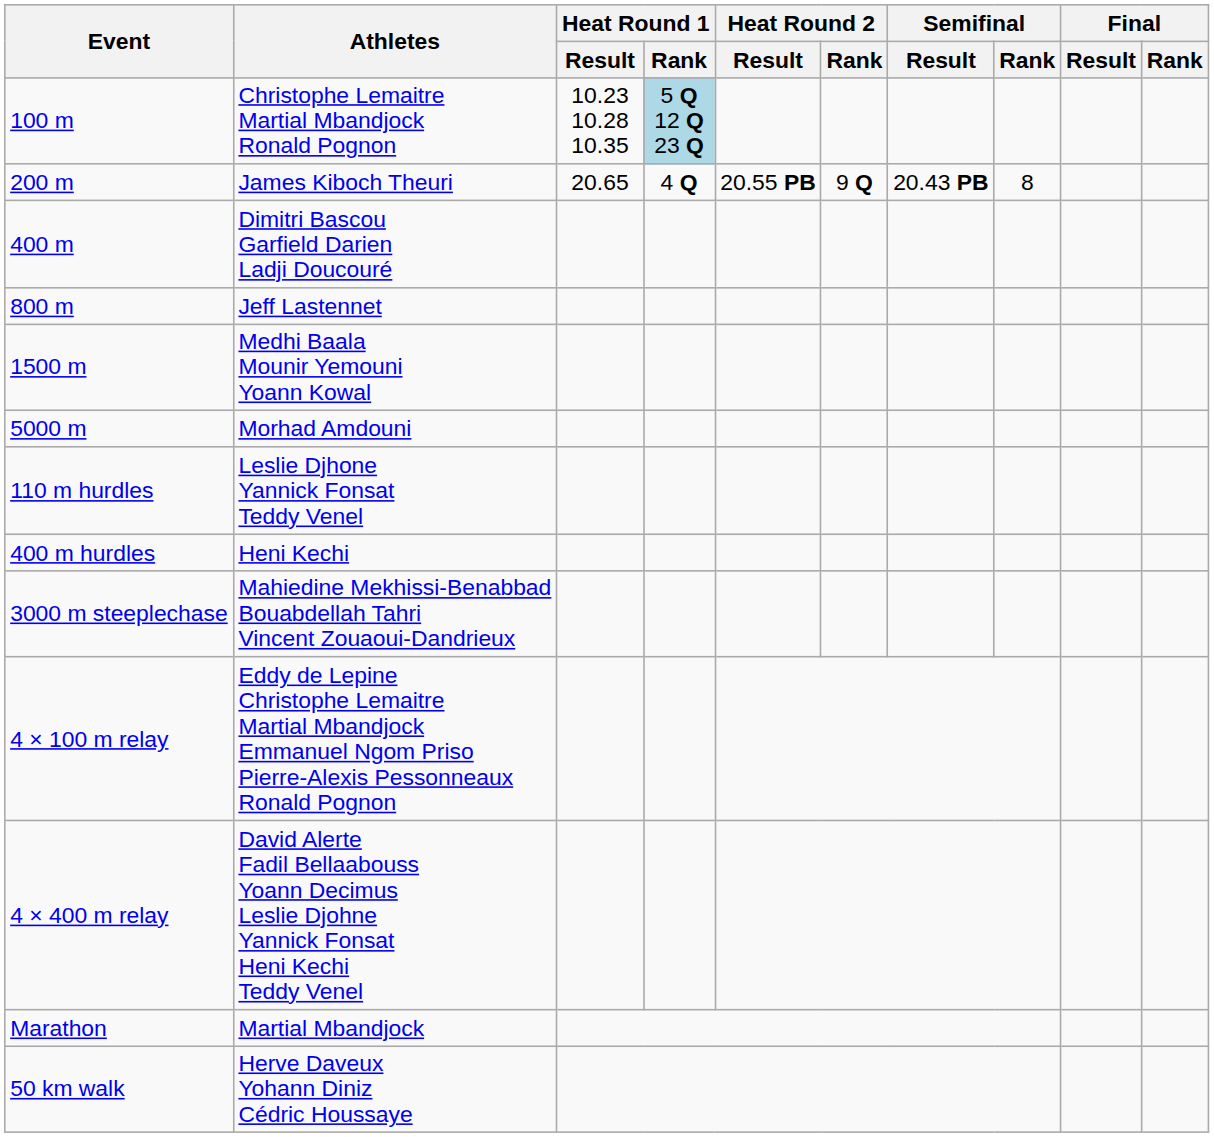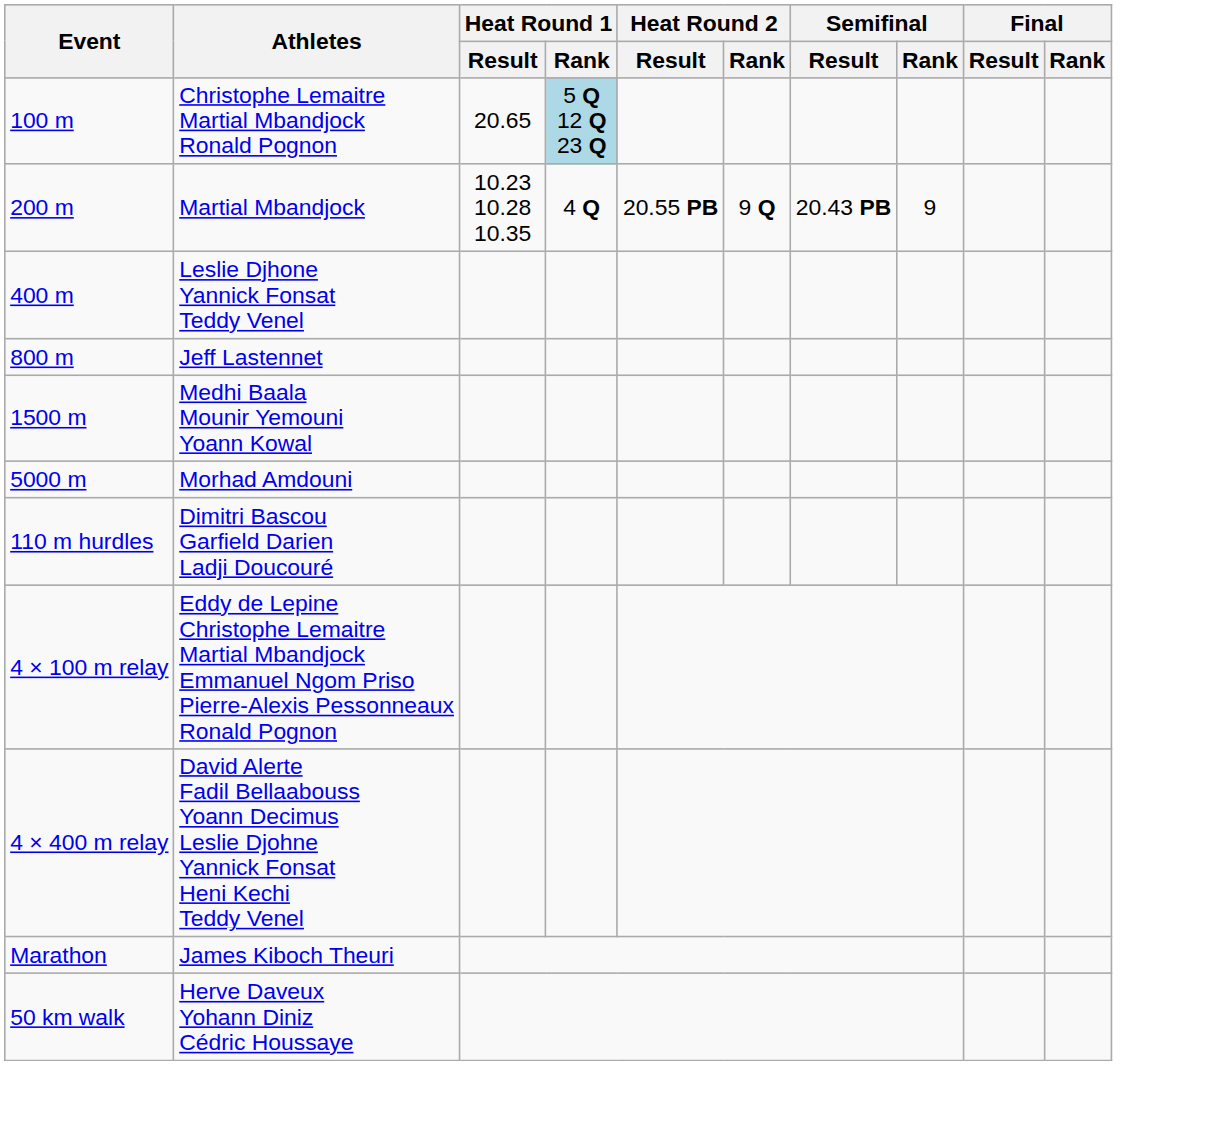(600, 121) 10.23 10.28 10.35 -> (503, 121) 20.65
(346, 183) James Kiboch Theuri -> (272, 208) Martial Mbandjock
(600, 183) 20.65 -> (503, 208) 10.23 10.28 10.35
(1027, 183) 8 -> (930, 208) 9
(315, 244) Dimitri Bascou Garfield Darien Ladji Doucouré -> (257, 295) Leslie Djhone Yannick Fonsat Teddy Venel
(316, 491) Leslie Djhone Yannick Fonsat Teddy Venel -> (256, 542) Dimitri Bascou Garfield Darien Ladji Doucouré
- row: (83, 552)
- row: (119, 614)
(331, 1028) Martial Mbandjock -> (287, 955) James Kiboch Theuri
